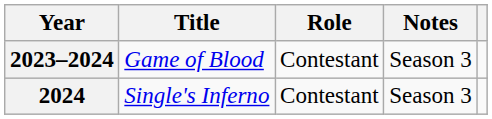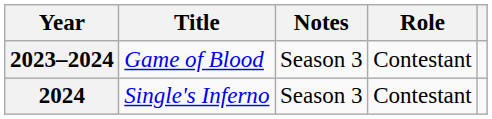columns swapped: (329, 22) <-> (430, 22)
